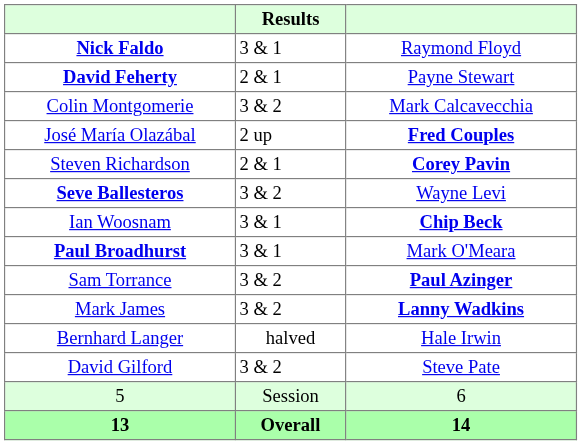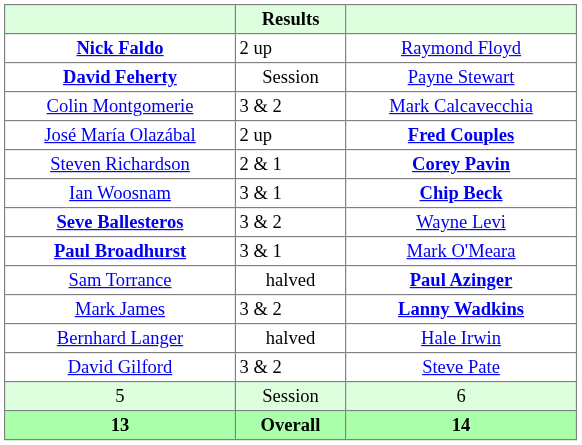(261, 47) 3 & 1 -> (256, 47) 2 up
(261, 76) 2 & 1 -> (291, 76) Session
rows swapped: (120, 192) <-> (120, 221)
(261, 279) 3 & 2 -> (291, 279) halved
